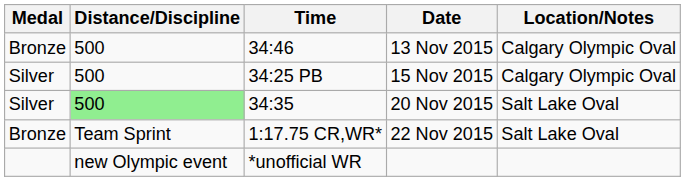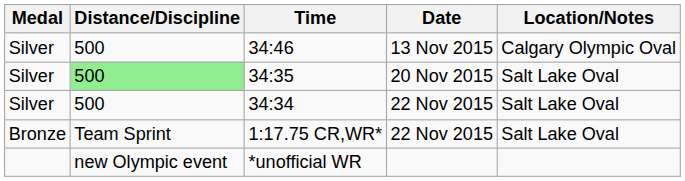(37, 47) Bronze -> (31, 47) Silver
- row: (286, 76)
+ row: (271, 104)
